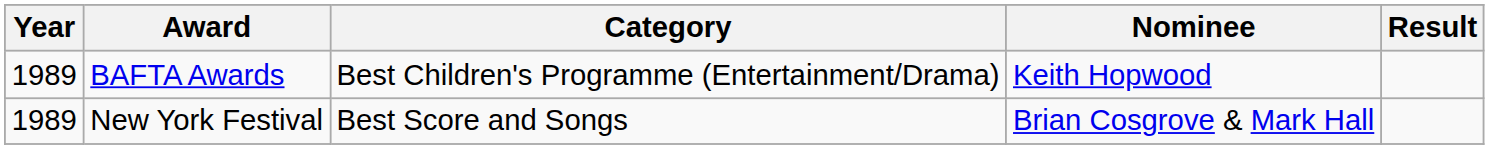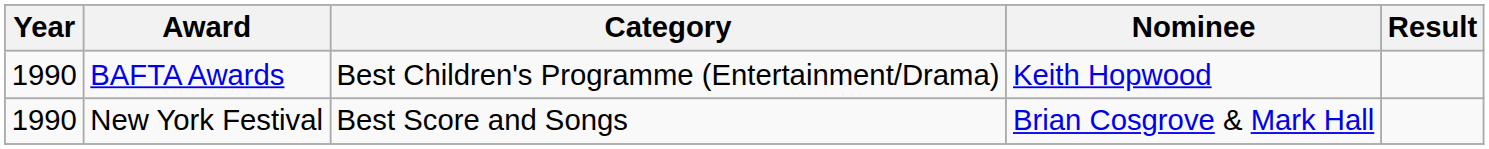(44, 74) 1989 -> (44, 74) 1990
(44, 120) 1989 -> (44, 120) 1990
